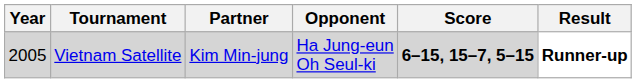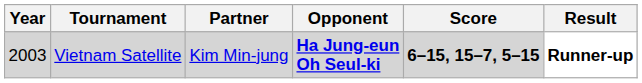(27, 55) 2005 -> (27, 55) 2003
(345, 55) normal -> (348, 55) bold
